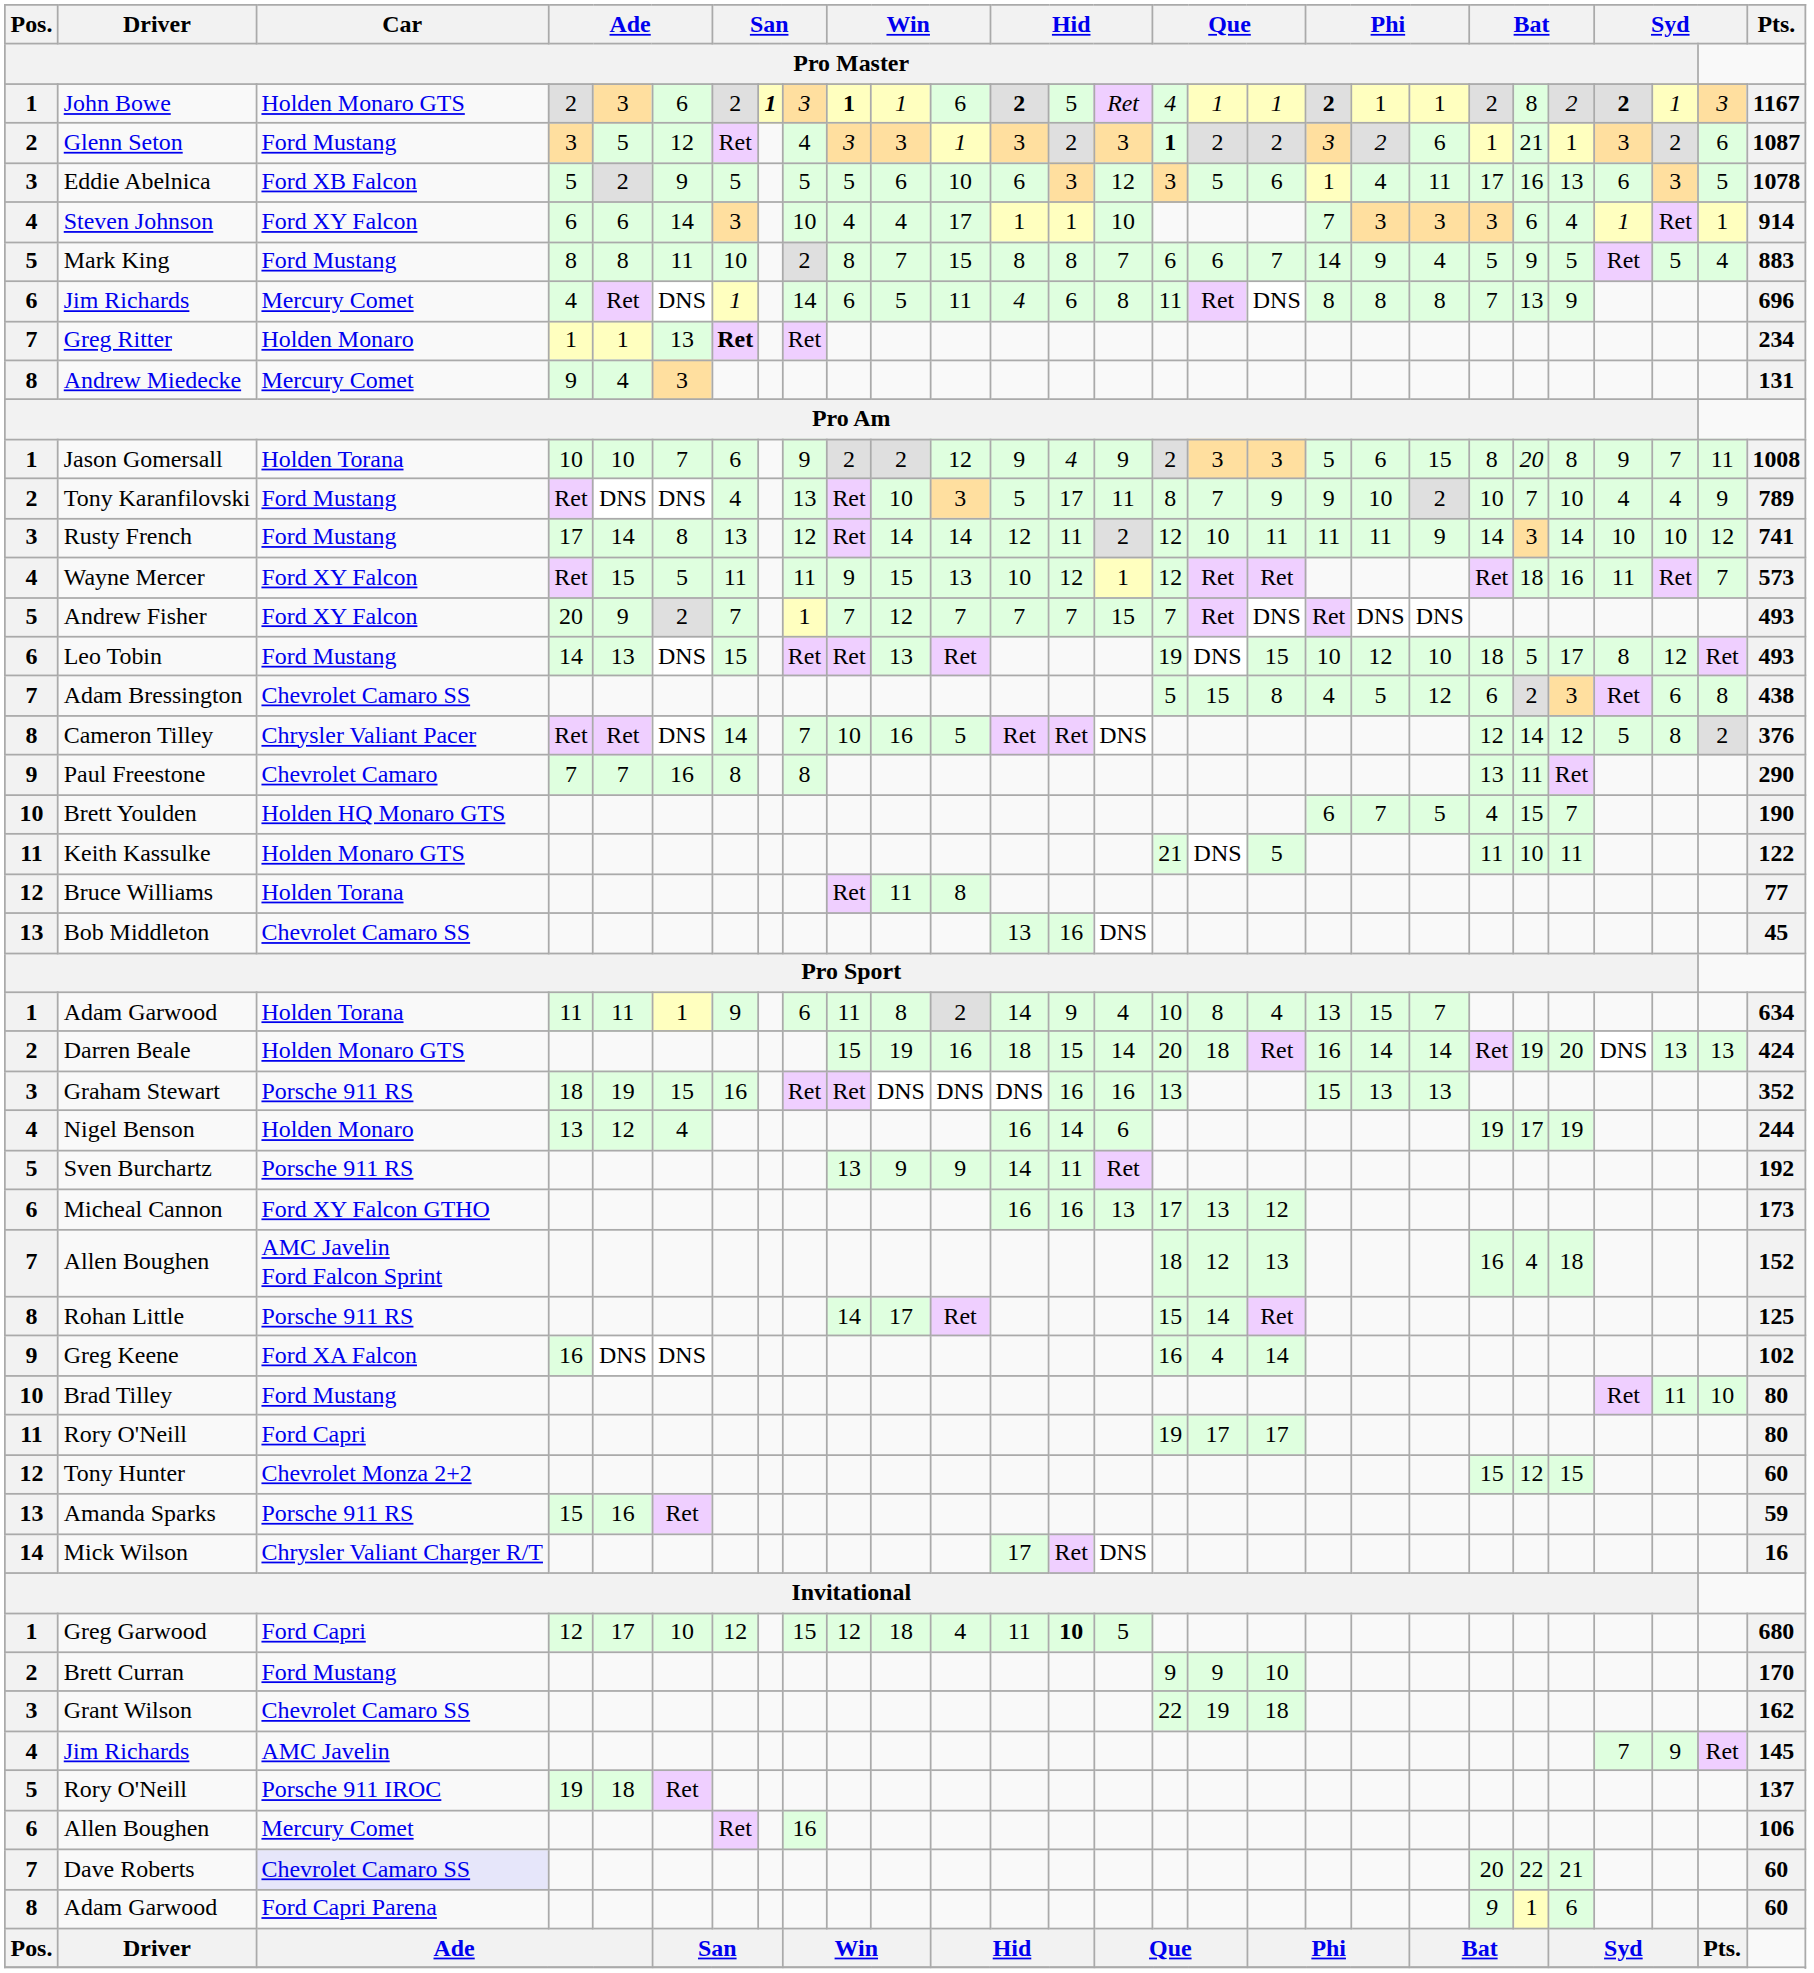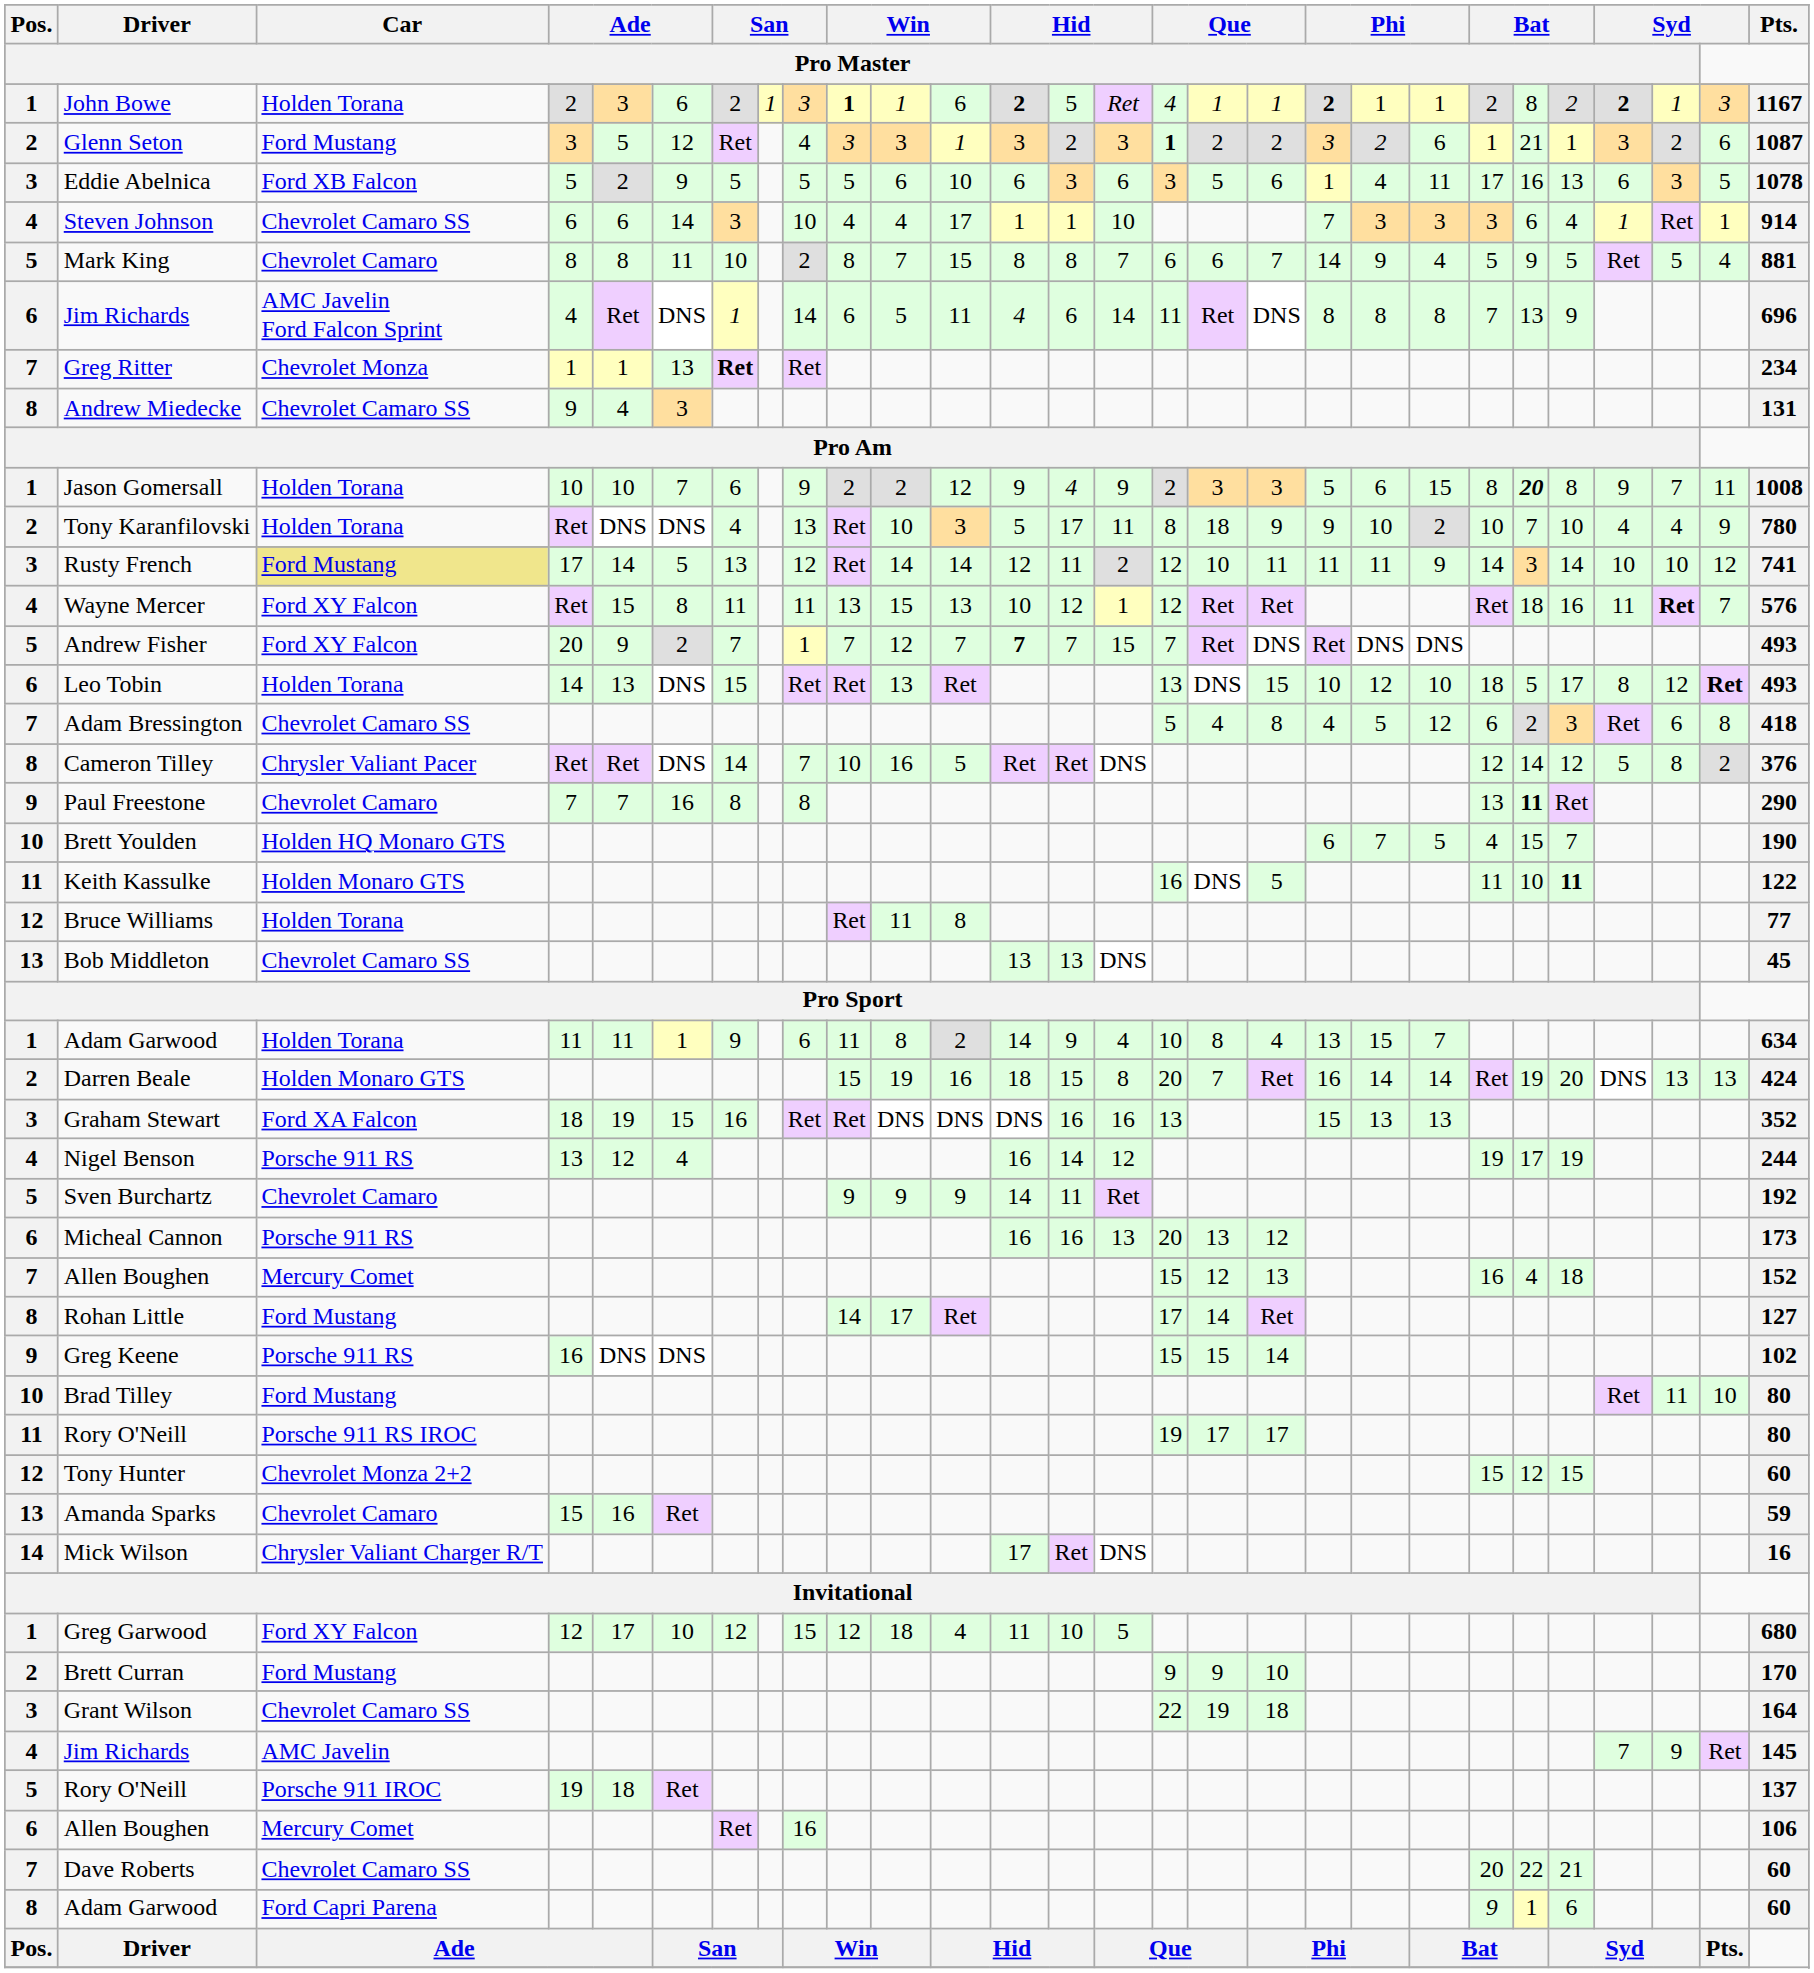(363, 102) Holden Monaro GTS -> (332, 102) Holden Torana
(770, 102) bold -> (770, 102) normal
(1123, 181) 12 -> (1123, 181) 6
(339, 221) Ford XY Falcon -> (366, 221) Chevrolet Camaro SS
(329, 260) Ford Mustang -> (349, 260) Chevrolet Camaro
(1776, 260) 883 -> (1779, 260) 881
(338, 300) Mercury Comet -> (352, 314) AMC Javelin Ford Falcon Sprint
(1123, 300) 8 -> (1123, 314) 14
(338, 339) Holden Monaro -> (345, 367) Chevrolet Monza
(338, 379) Mercury Comet -> (366, 407) Chevrolet Camaro SS
(1532, 458) normal -> (1532, 486) bold
(329, 497) Ford Mustang -> (332, 525) Holden Torana
(1218, 497) 7 -> (1218, 525) 18
(1776, 497) 789 -> (1779, 525) 780
(329, 537) no background -> (329, 565) khaki background
(682, 537) 8 -> (682, 565) 5
(682, 576) 5 -> (682, 604) 8
(849, 576) 9 -> (849, 604) 13
(1675, 576) normal -> (1677, 604) bold
(1776, 576) 573 -> (1779, 604) 576
(1019, 616) normal -> (1019, 644) bold
(329, 655) Ford Mustang -> (332, 683) Holden Torana
(1170, 655) 19 -> (1170, 683) 13
(1722, 655) normal -> (1725, 683) bold
(1218, 695) 15 -> (1218, 723) 4
(1776, 695) 438 -> (1779, 723) 418
(1532, 774) normal -> (1532, 802) bold
(1170, 853) 21 -> (1170, 881) 16
(1571, 853) normal -> (1571, 881) bold
(1071, 932) 16 -> (1071, 960) 13
(1123, 1050) 14 -> (1123, 1078) 8
(1218, 1050) 18 -> (1218, 1078) 7
(337, 1090) Porsche 911 RS -> (339, 1118) Ford XA Falcon
(338, 1129) Holden Monaro -> (337, 1157) Porsche 911 RS
(1123, 1129) 6 -> (1123, 1157) 12
(337, 1169) Porsche 911 RS -> (349, 1197) Chevrolet Camaro
(849, 1169) 13 -> (849, 1197) 9
(376, 1208) Ford XY Falcon GTHO -> (337, 1236) Porsche 911 RS
(1170, 1208) 17 -> (1170, 1236) 20
(352, 1262) AMC Javelin Ford Falcon Sprint -> (338, 1276) Mercury Comet
(1170, 1262) 18 -> (1170, 1276) 15
(337, 1315) Porsche 911 RS -> (329, 1315) Ford Mustang
(1170, 1315) 15 -> (1170, 1315) 17
(1776, 1315) 125 -> (1779, 1315) 127
(339, 1355) Ford XA Falcon -> (337, 1355) Porsche 911 RS
(1170, 1355) 16 -> (1170, 1355) 15
(1218, 1355) 4 -> (1218, 1355) 15
(314, 1434) Ford Capri -> (369, 1434) Porsche 911 RS IROC
(337, 1513) Porsche 911 RS -> (349, 1513) Chevrolet Camaro
(314, 1631) Ford Capri -> (339, 1631) Ford XY Falcon
(1071, 1631) bold -> (1071, 1631) normal
(1776, 1710) 162 -> (1779, 1710) 164
(366, 1868) lavender background -> (366, 1868) no background
